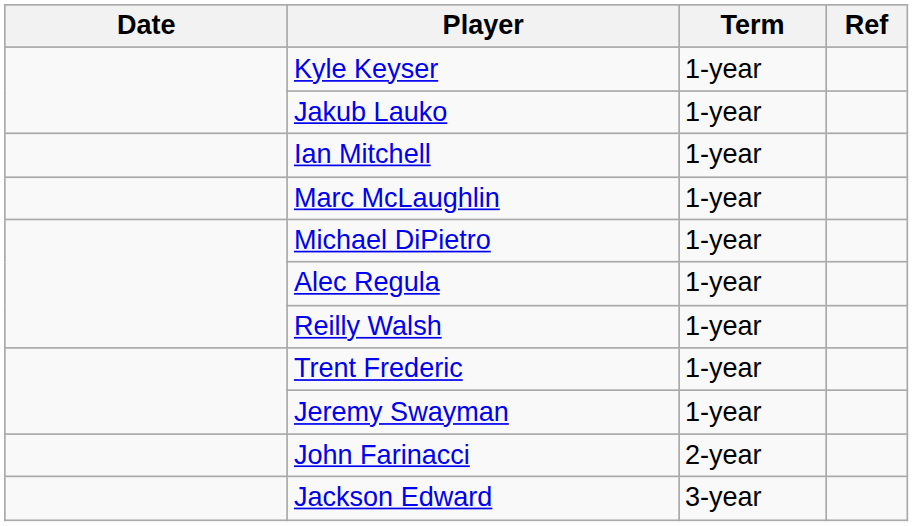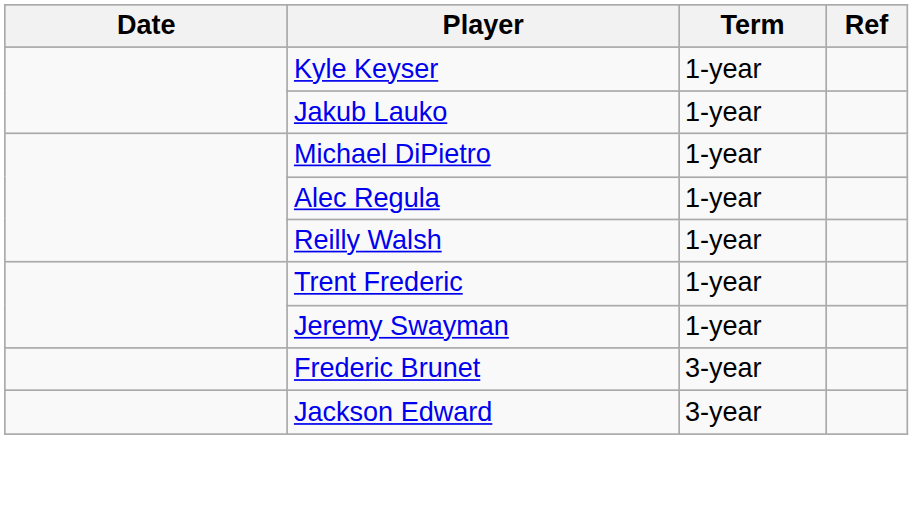- row: (362, 154)
- row: (397, 197)
- row: (382, 454)
+ row: (387, 369)
